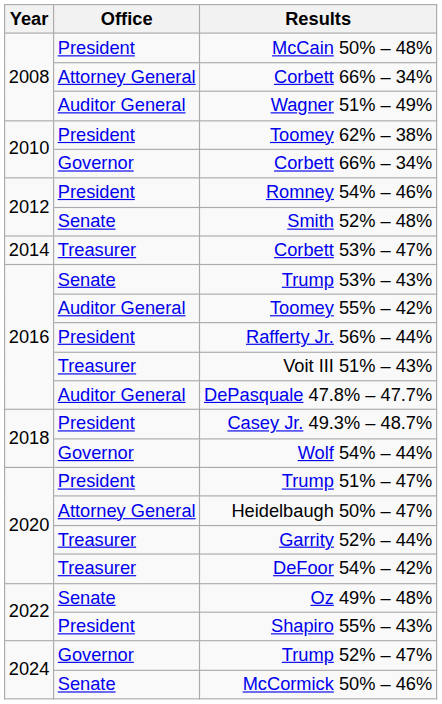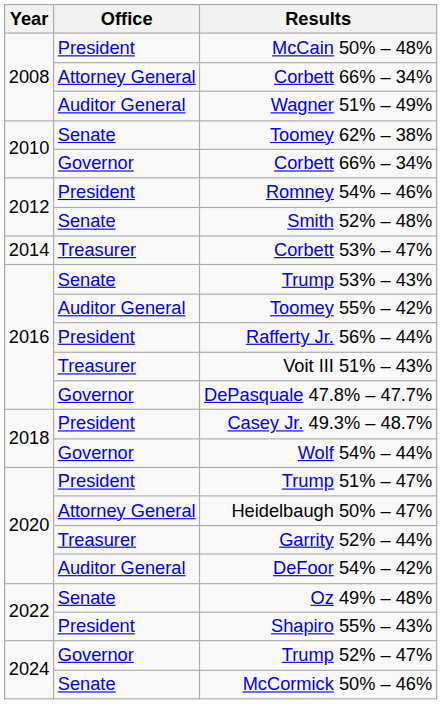(96, 134) President -> (87, 134) Senate
(122, 395) Auditor General -> (96, 395) Governor
(97, 568) Treasurer -> (122, 568) Auditor General
